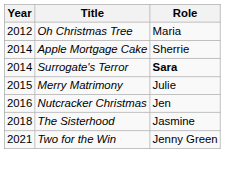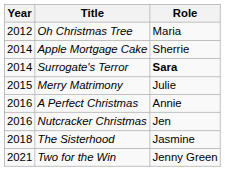+ row: (88, 103)
